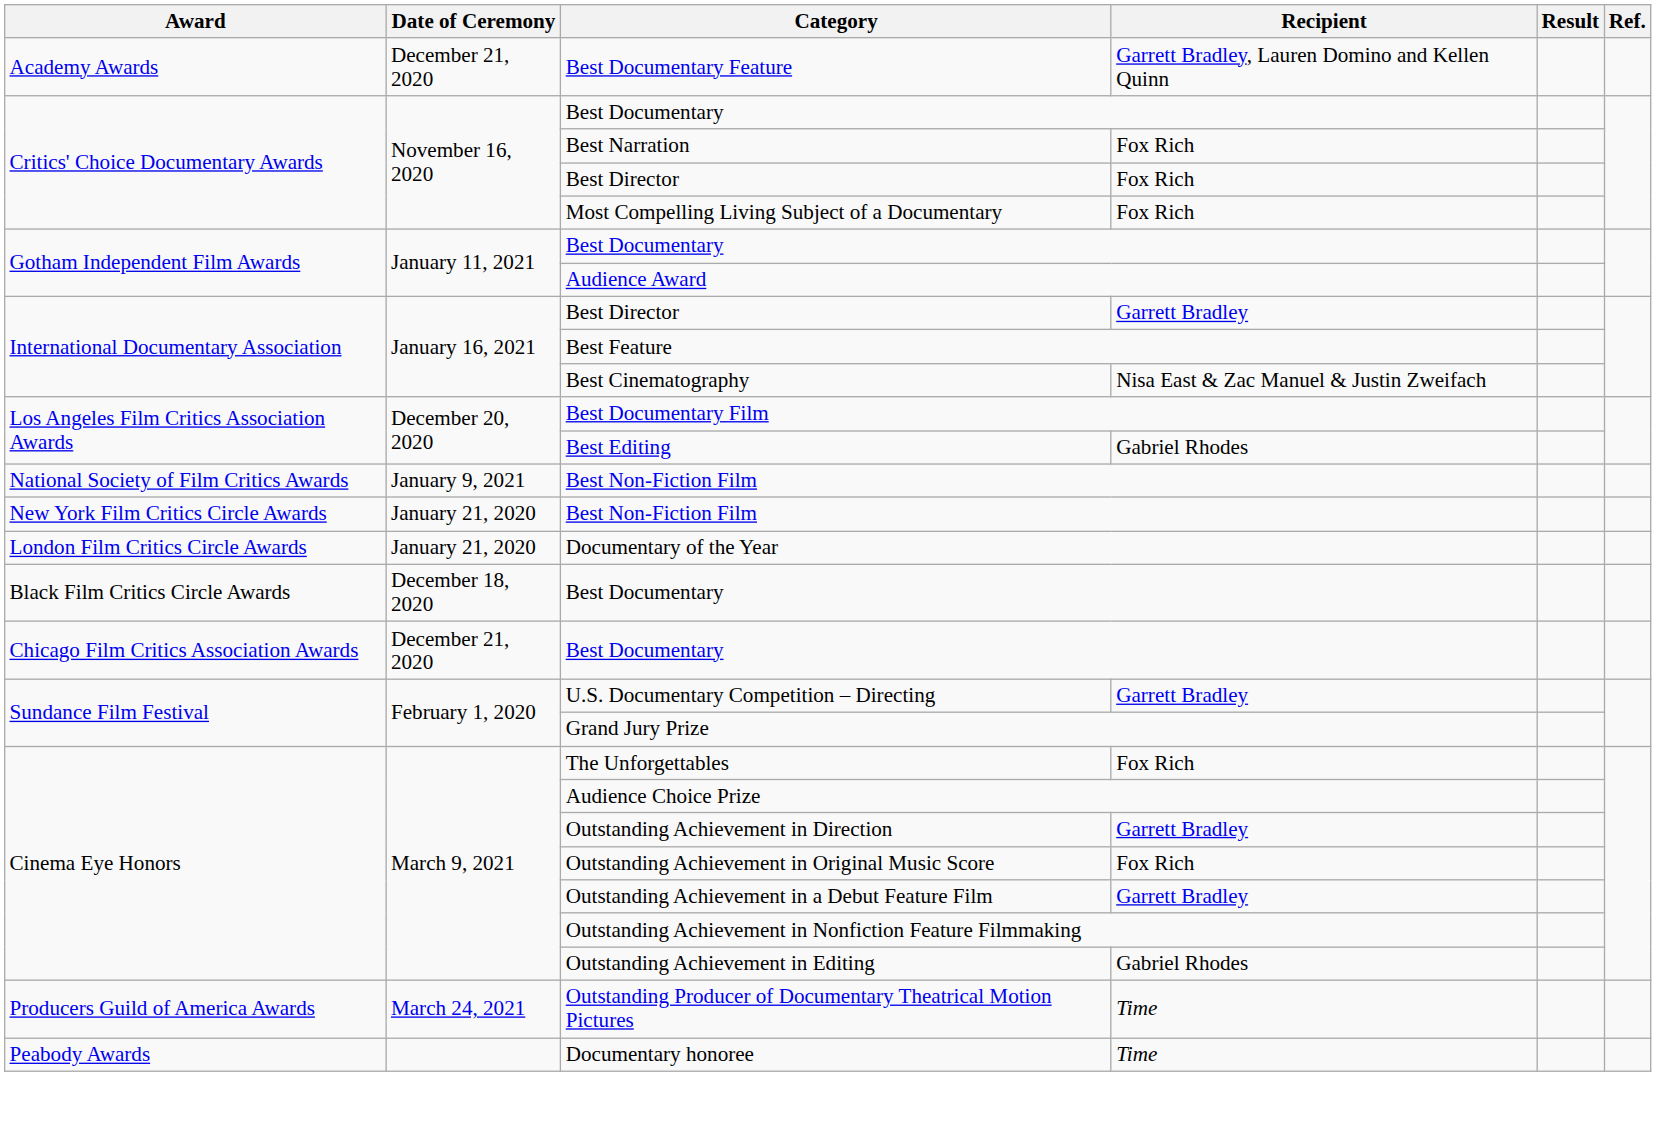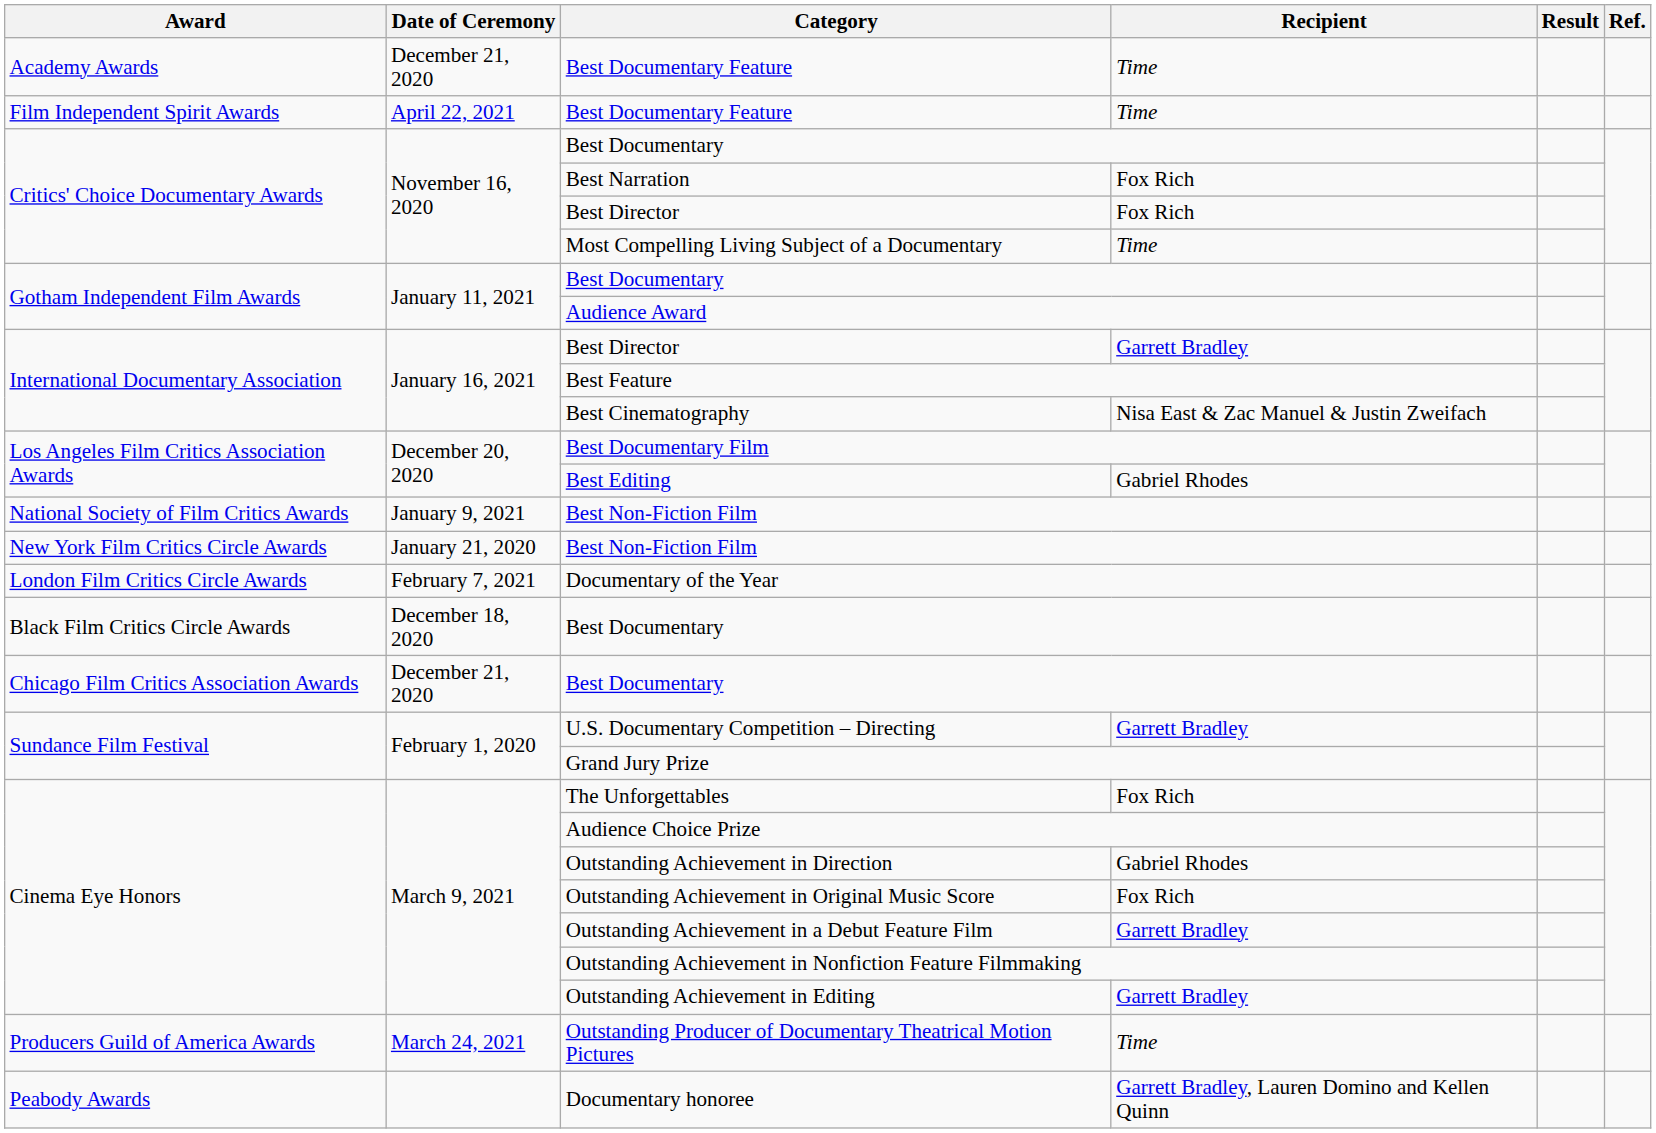(1303, 66) Garrett Bradley, Lauren Domino and Kellen Quinn -> (1137, 66) Time
+ row: (144, 111)
(1155, 212) Fox Rich -> (1137, 245) Time
(463, 547) January 21, 2020 -> (463, 580) February 7, 2021
(1182, 829) Garrett Bradley -> (1182, 862) Gabriel Rhodes
(1182, 963) Gabriel Rhodes -> (1182, 996) Garrett Bradley
(1137, 1054) Time -> (1303, 1099) Garrett Bradley, Lauren Domino and Kellen Quinn
